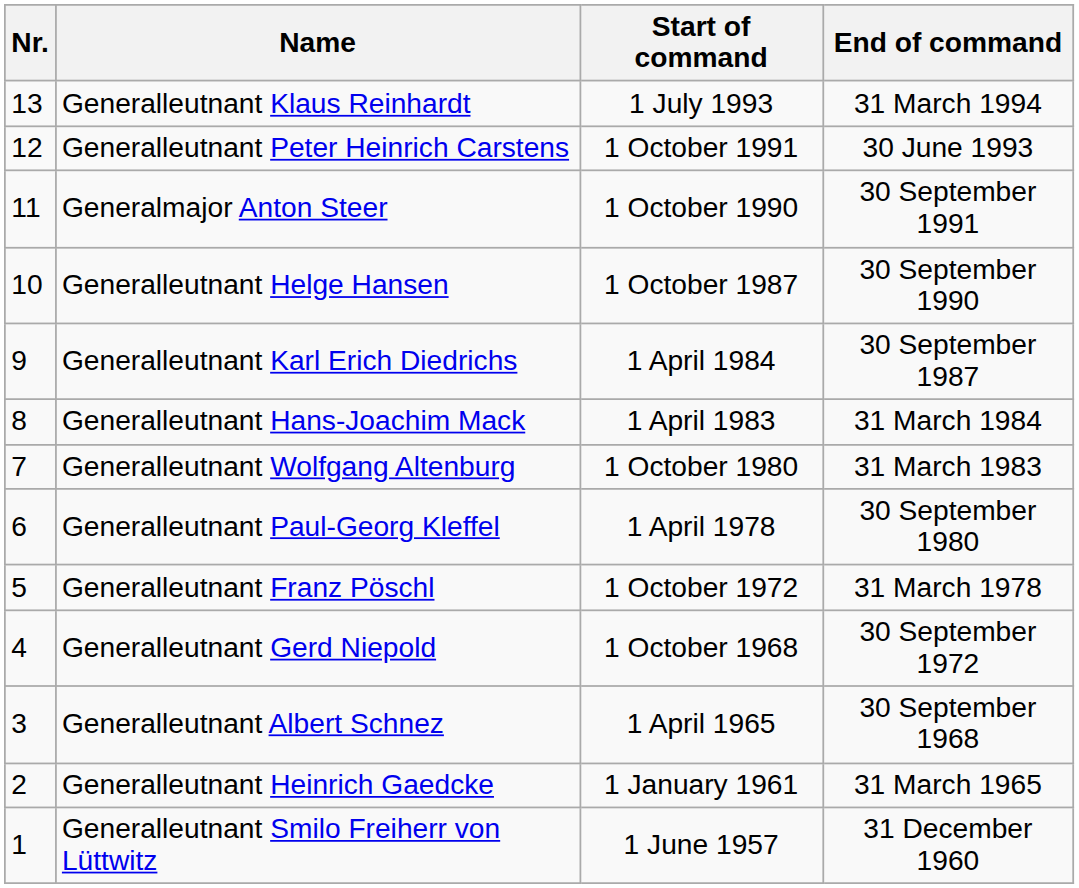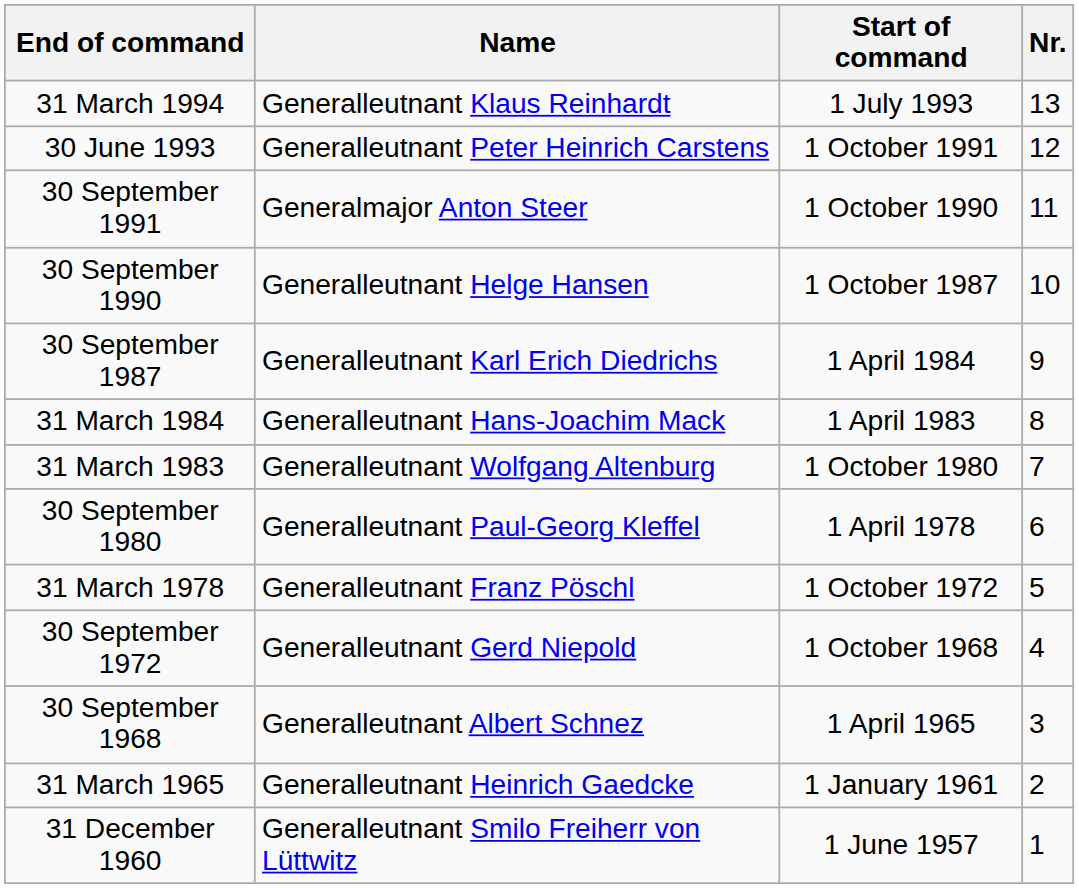columns swapped: (30, 42) <-> (948, 42)
